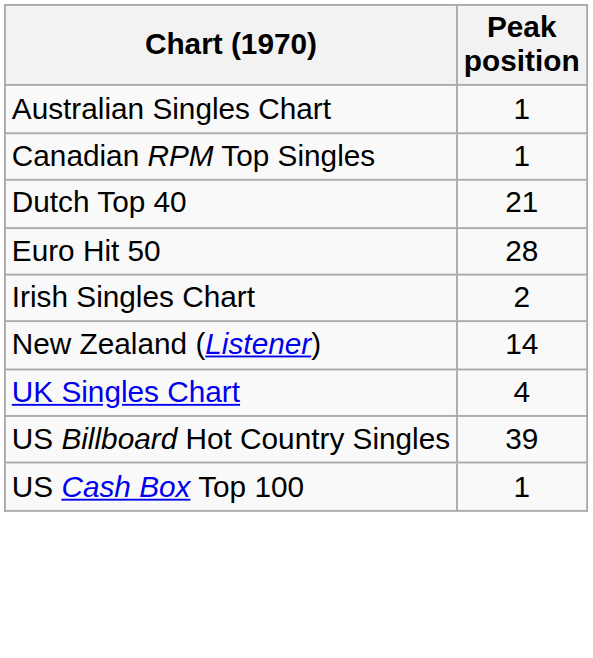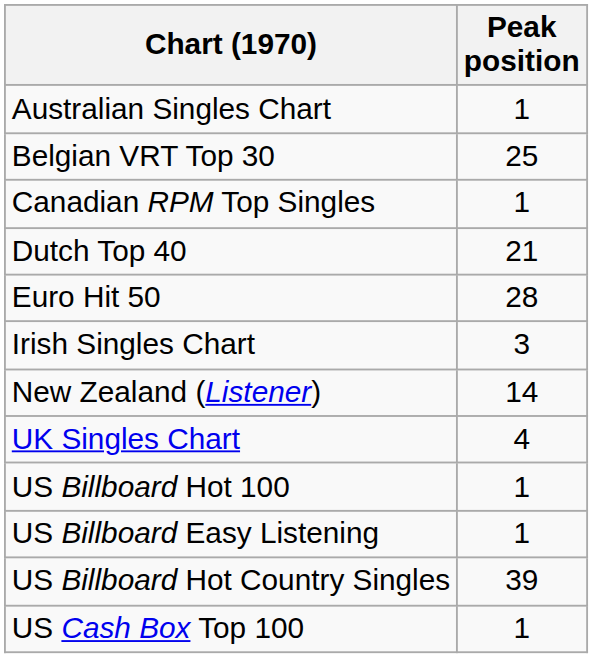+ row: (143, 155)
(522, 297) 2 -> (522, 344) 3
+ row: (151, 486)
+ row: (195, 533)
